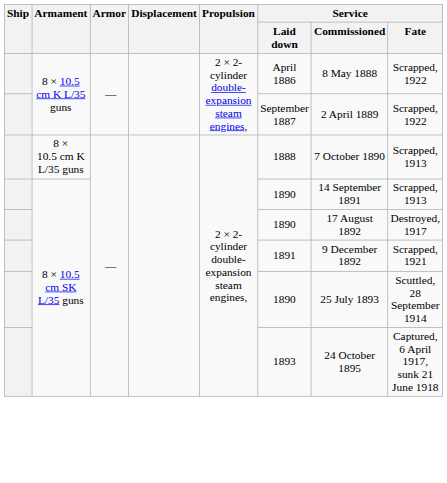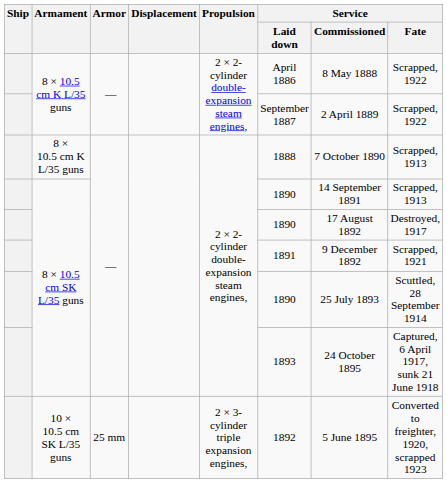+ row: (61, 437)
